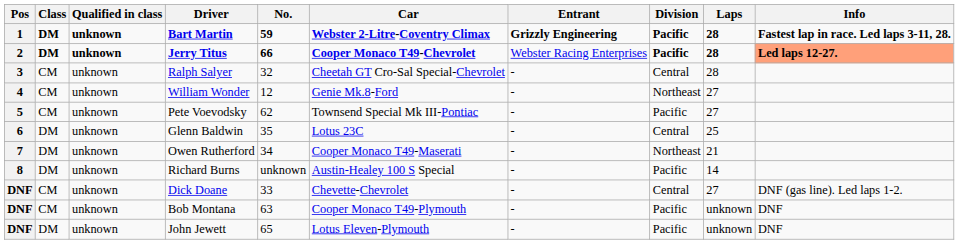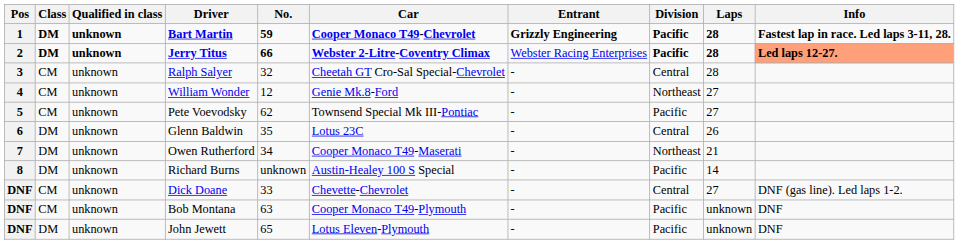(401, 33) Webster 2-Litre-Coventry Climax -> (394, 33) Cooper Monaco T49-Chevrolet
(394, 53) Cooper Monaco T49-Chevrolet -> (401, 53) Webster 2-Litre-Coventry Climax
(713, 131) 25 -> (713, 131) 26
